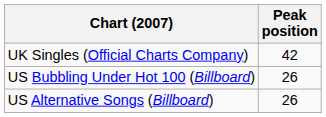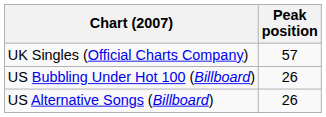(290, 54) 42 -> (290, 54) 57
